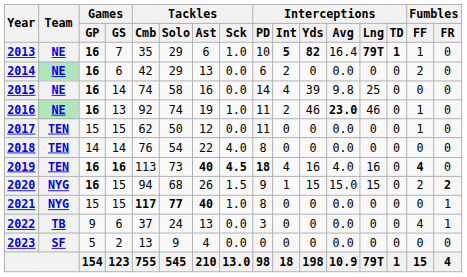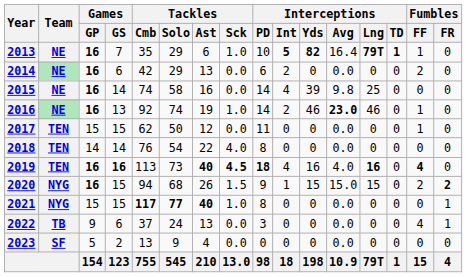(263, 109) 11 -> (263, 109) 14
(373, 167) normal -> (373, 167) bold
